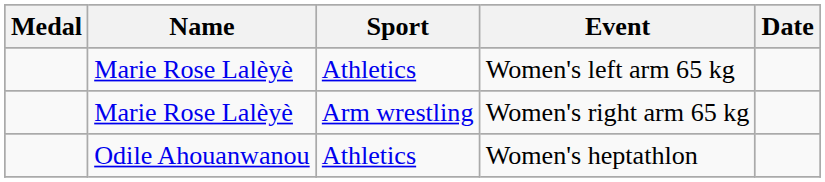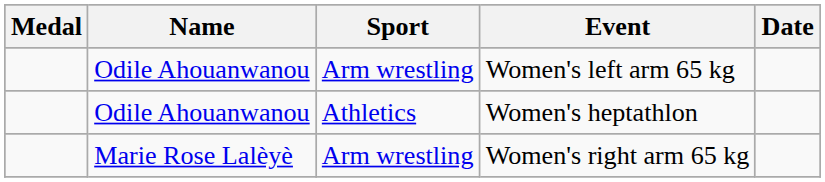(194, 69) Marie Rose Lalèyè -> (202, 69) Odile Ahouanwanou
(369, 69) Athletics -> (398, 69) Arm wrestling
rows swapped: (618, 112) <-> (592, 155)
